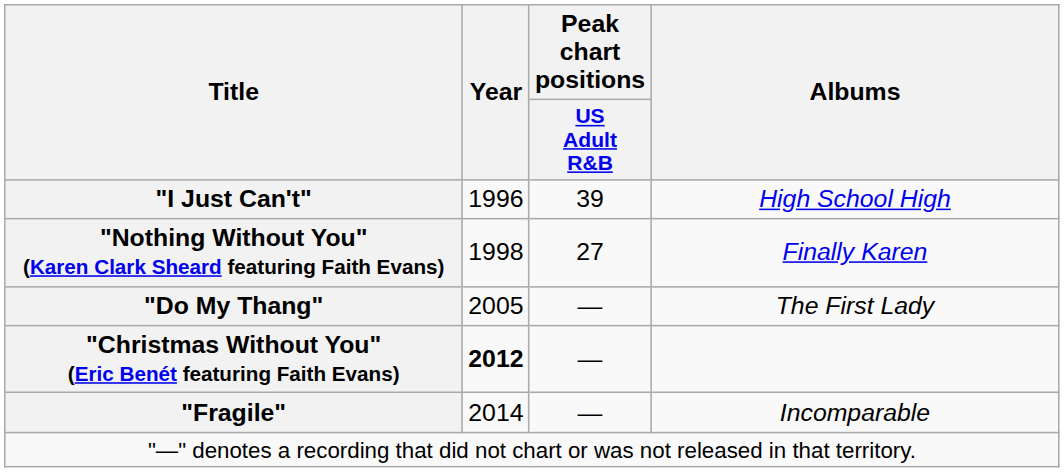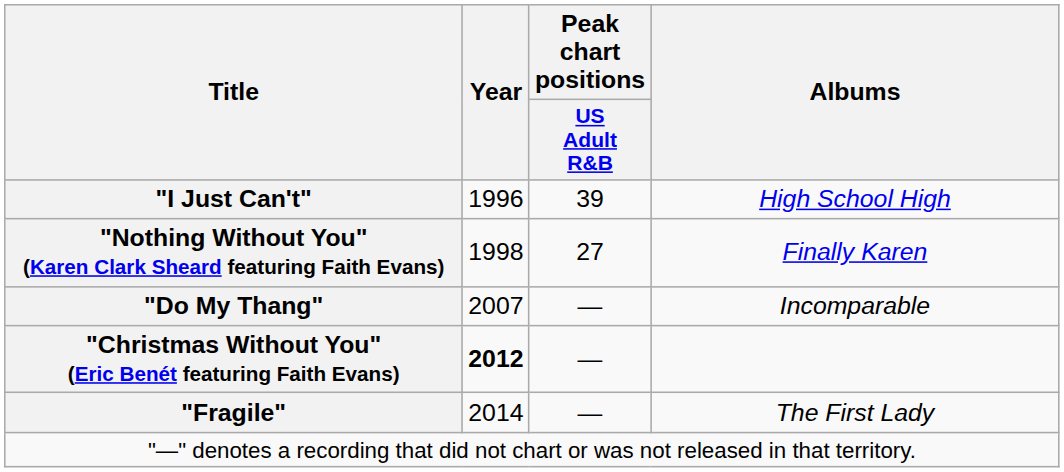(496, 305) 2005 -> (496, 305) 2007
(855, 305) The First Lady -> (855, 305) Incomparable
(855, 412) Incomparable -> (855, 412) The First Lady
